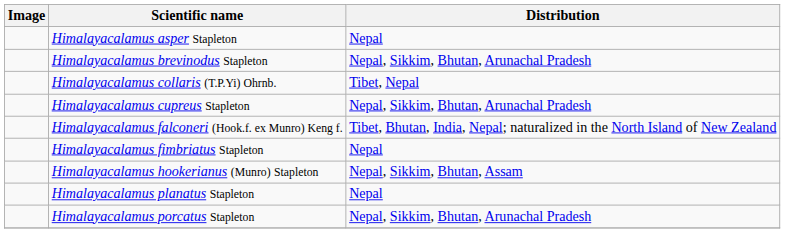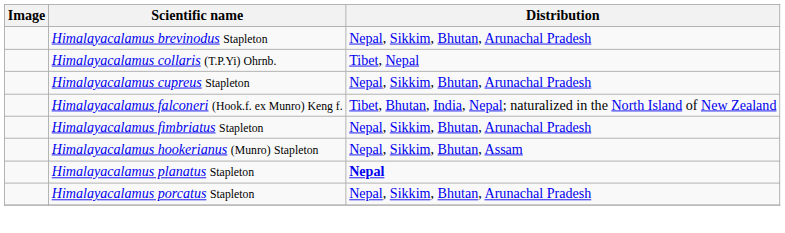- row: (144, 37)
(366, 149) Nepal -> (470, 127) Nepal, Sikkim, Bhutan, Arunachal Pradesh
(366, 194) normal -> (367, 171) bold
